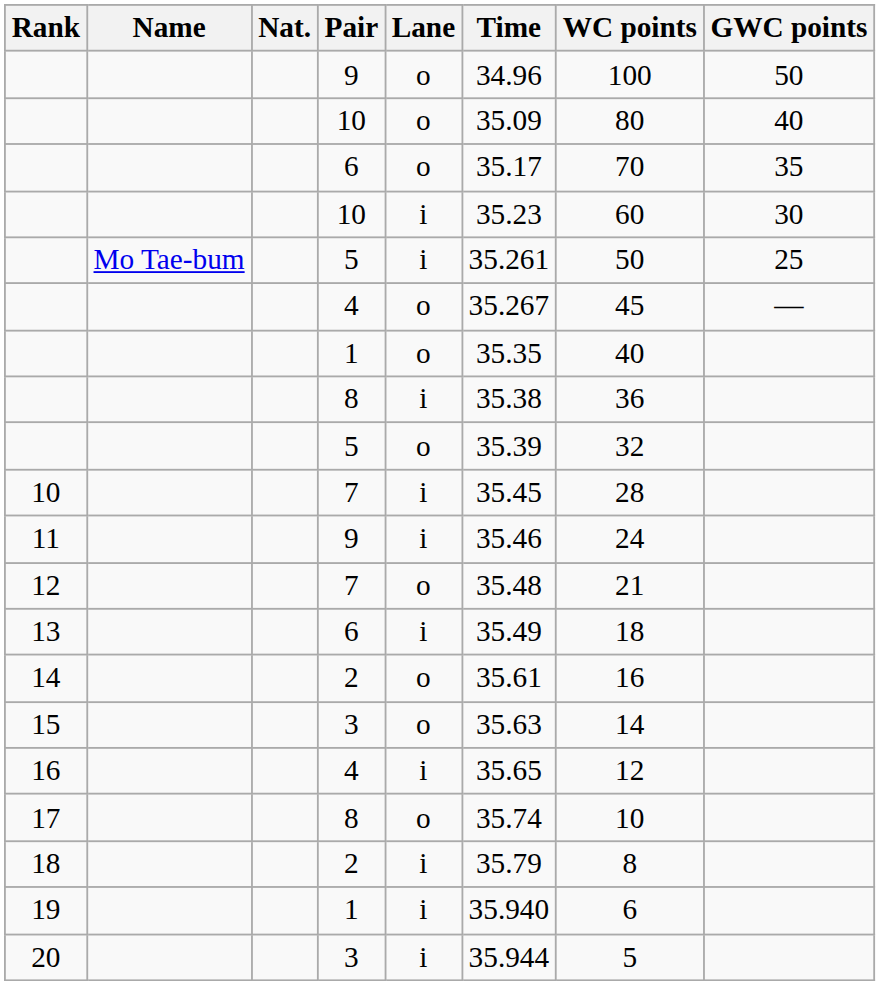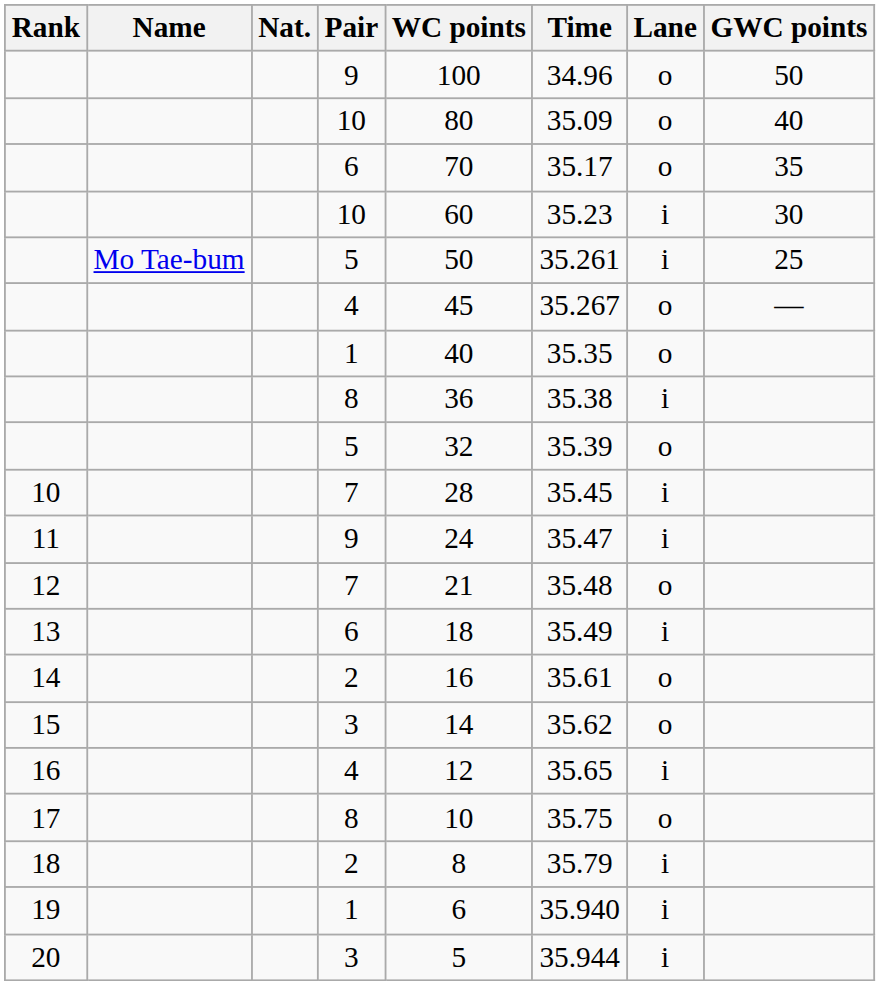columns swapped: (423, 27) <-> (630, 27)
(509, 538) 35.46 -> (580, 538) 35.47
(509, 724) 35.63 -> (580, 724) 35.62
(509, 817) 35.74 -> (580, 817) 35.75
